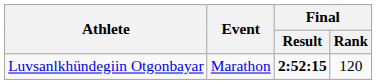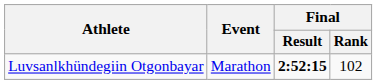(351, 67) 120 -> (351, 67) 102
